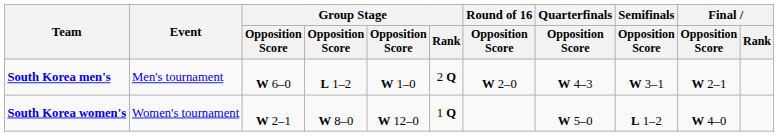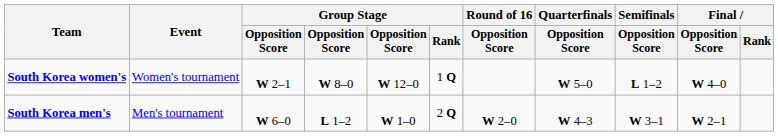rows swapped: (59, 77) <-> (67, 113)
